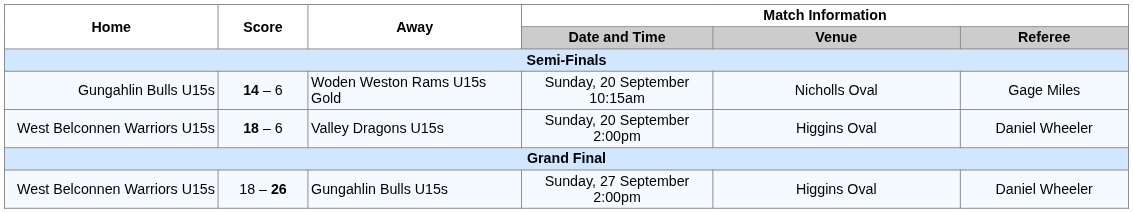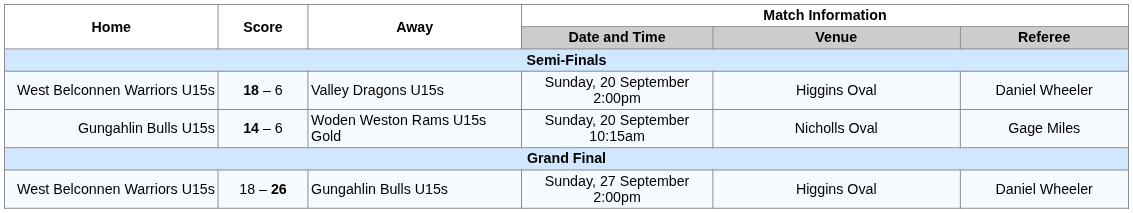rows swapped: (399, 90) <-> (377, 128)
